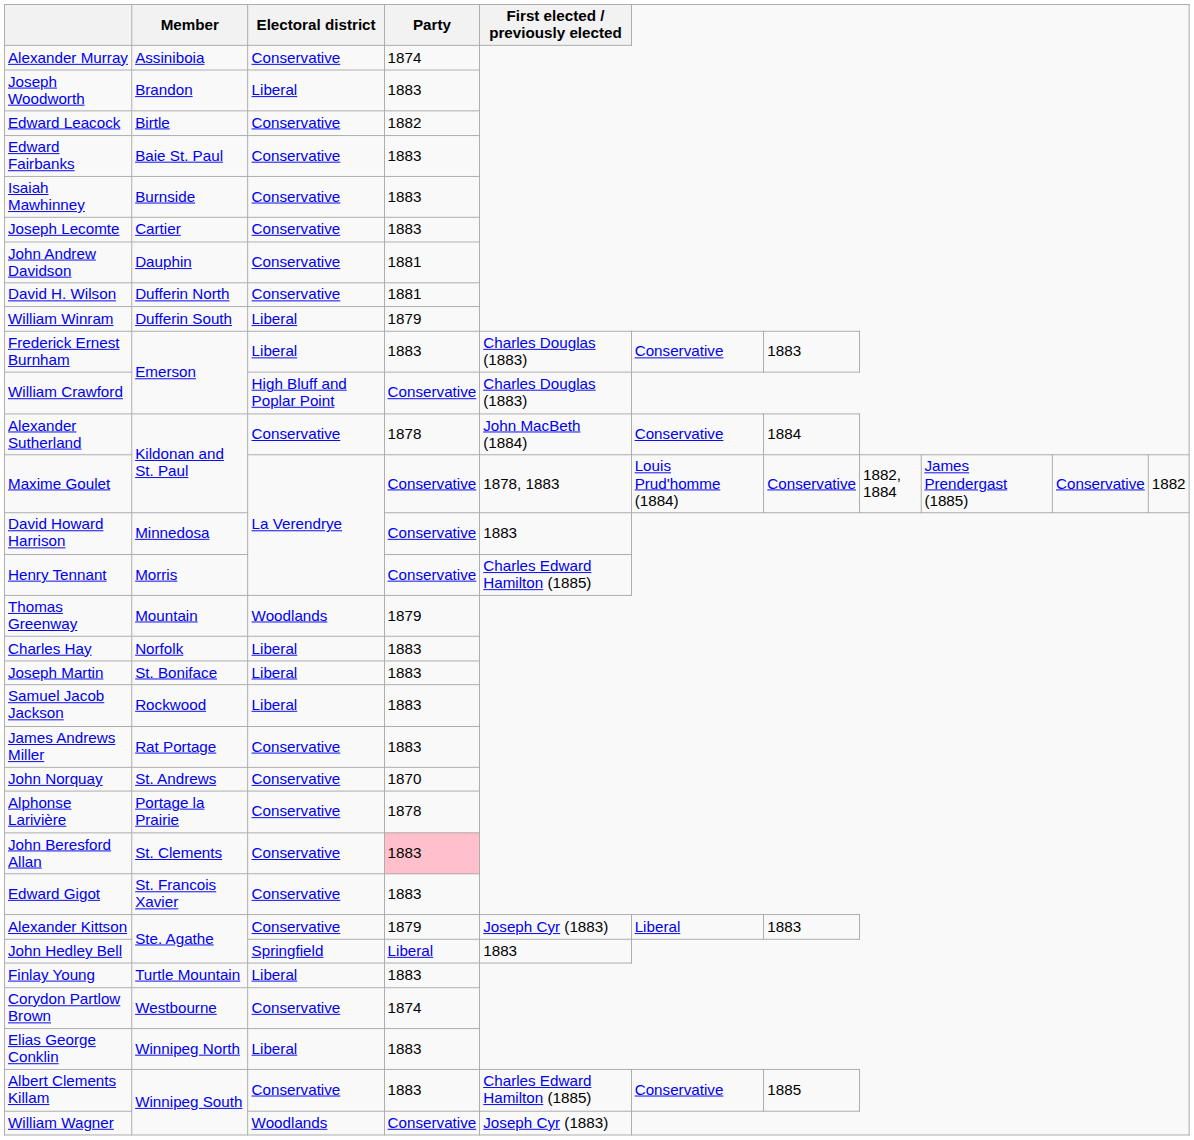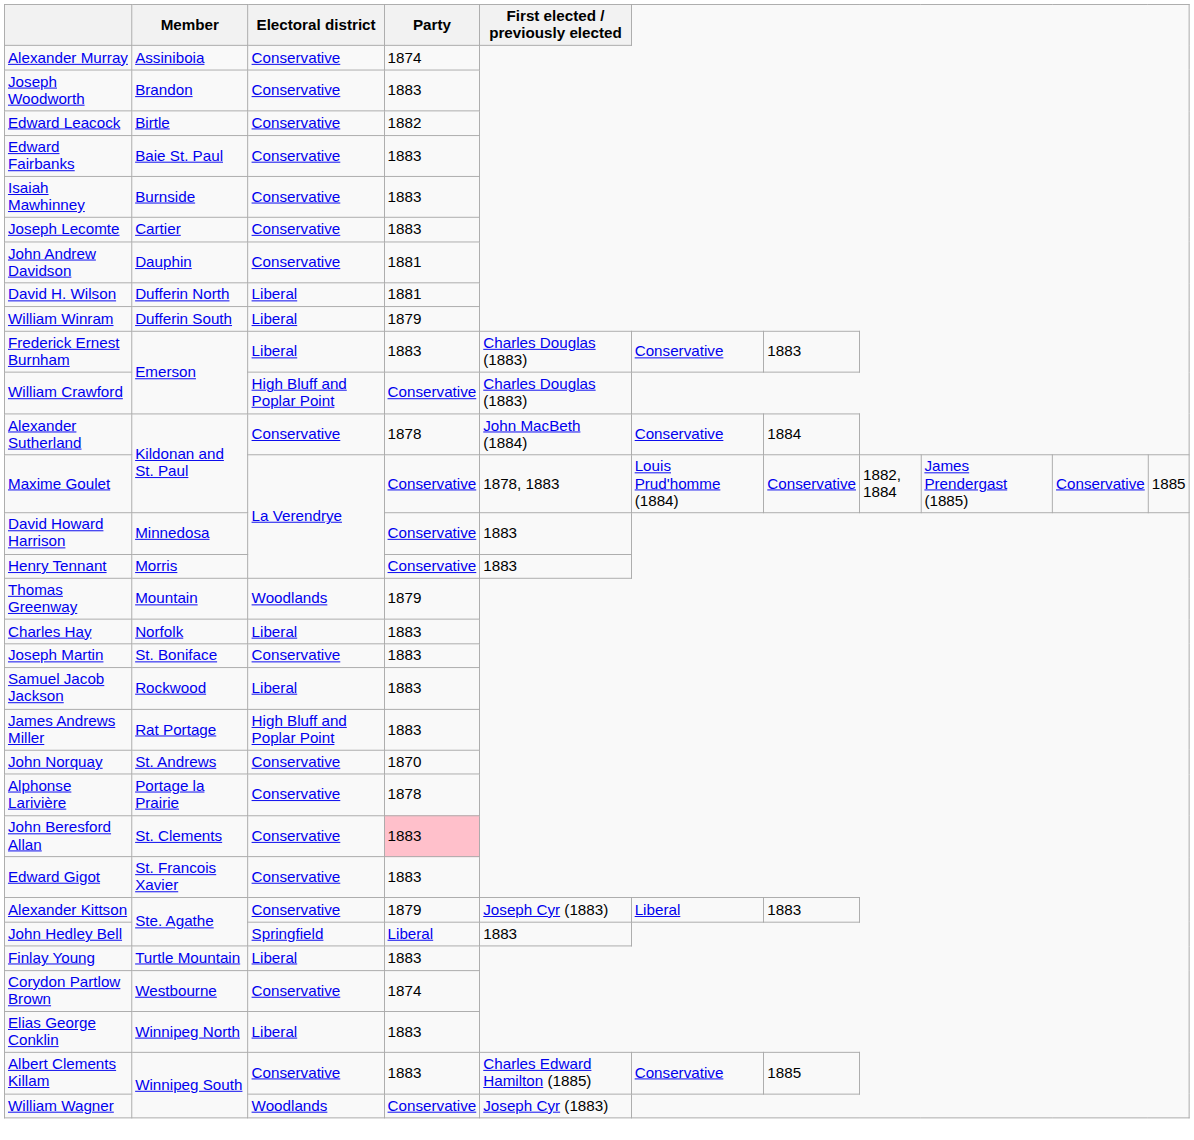(274, 90) Liberal -> (296, 90) Conservative
(296, 294) Conservative -> (274, 294) Liberal
(1169, 483) 1882 -> (1169, 483) 1885
(537, 574) Charles Edward Hamilton (1885) -> (500, 566) 1883
(274, 672) Liberal -> (296, 655) Conservative
(296, 746) Conservative -> (299, 729) High Bluff and Poplar Point
